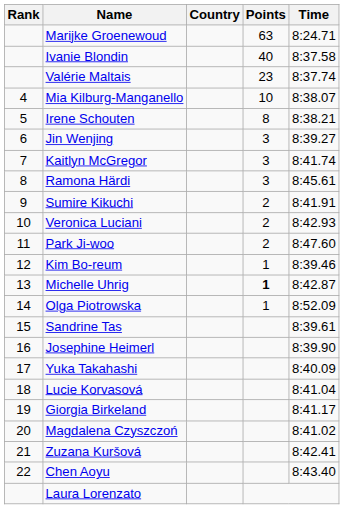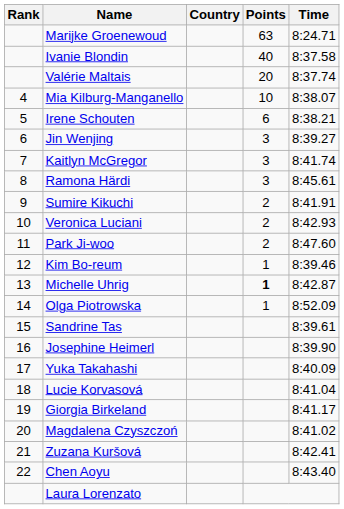(266, 77) 23 -> (266, 77) 20
(266, 118) 8 -> (266, 118) 6
